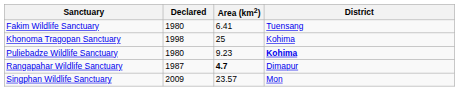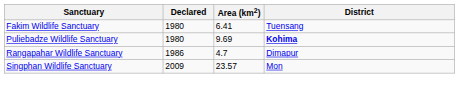- row: (63, 39)
(224, 53) 9.23 -> (224, 39) 9.69
(175, 66) 1987 -> (175, 53) 1986
(222, 66) bold -> (222, 53) normal
